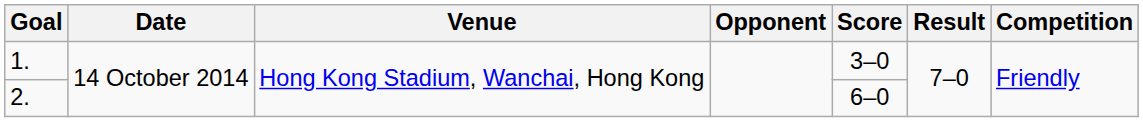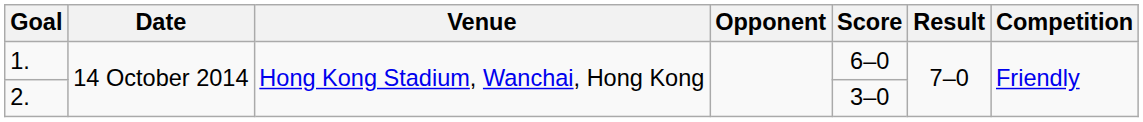(870, 60) 3–0 -> (870, 60) 6–0
(870, 97) 6–0 -> (870, 97) 3–0
